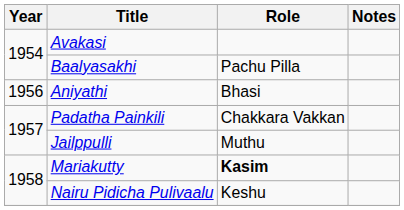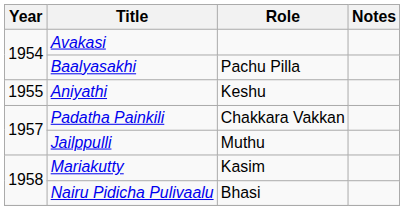(26, 92) 1956 -> (26, 92) 1955
(241, 92) Bhasi -> (243, 92) Keshu
(245, 167) bold -> (243, 167) normal
(243, 192) Keshu -> (241, 192) Bhasi
